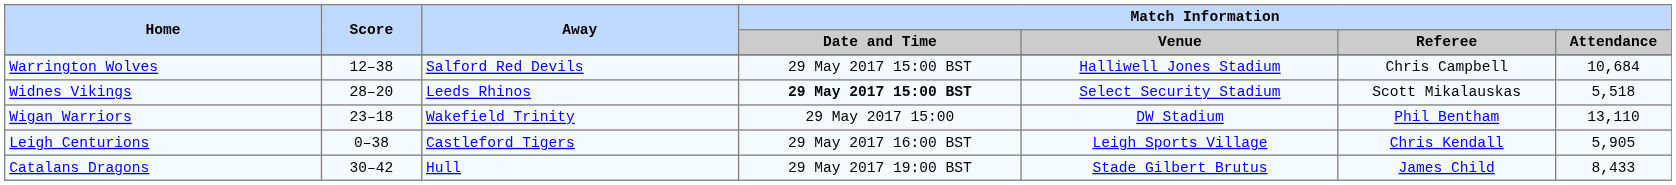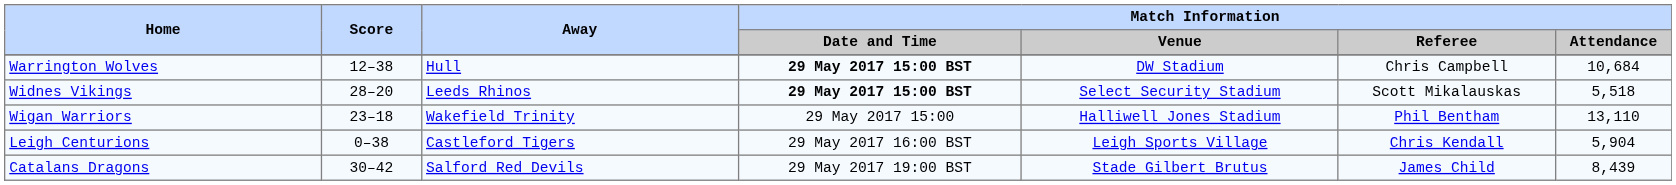(505, 67) Salford Red Devils -> (444, 67) Hull
(880, 67) normal -> (880, 67) bold
(1180, 67) Halliwell Jones Stadium -> (1180, 67) DW Stadium
(1180, 118) DW Stadium -> (1180, 118) Halliwell Jones Stadium
(1613, 143) 5,905 -> (1613, 143) 5,904
(444, 168) Hull -> (505, 168) Salford Red Devils
(1613, 168) 8,433 -> (1613, 168) 8,439
